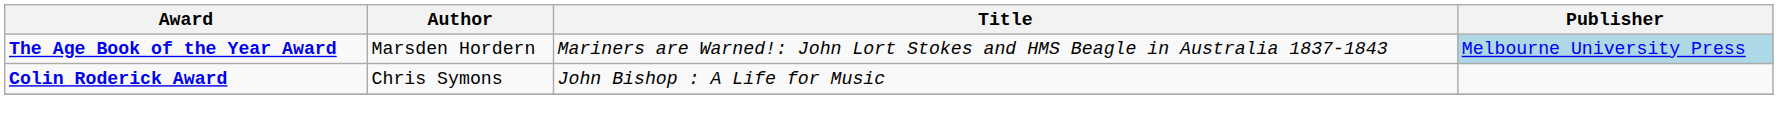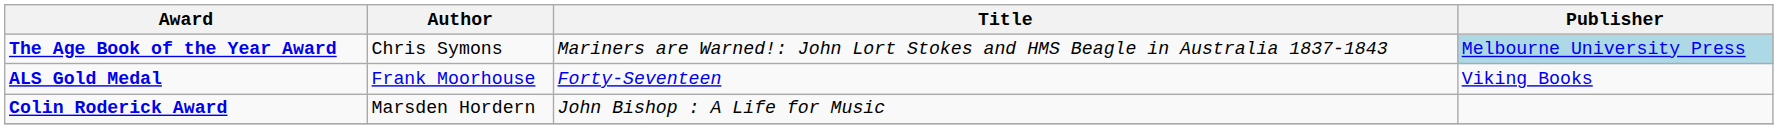(454, 49) Marsden Hordern -> (437, 49) Chris Symons
+ row: (85, 79)
(437, 79) Chris Symons -> (454, 109) Marsden Hordern
